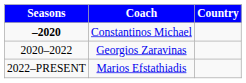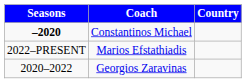rows swapped: (141, 50) <-> (141, 68)
